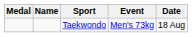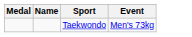- column: (172, 12)
